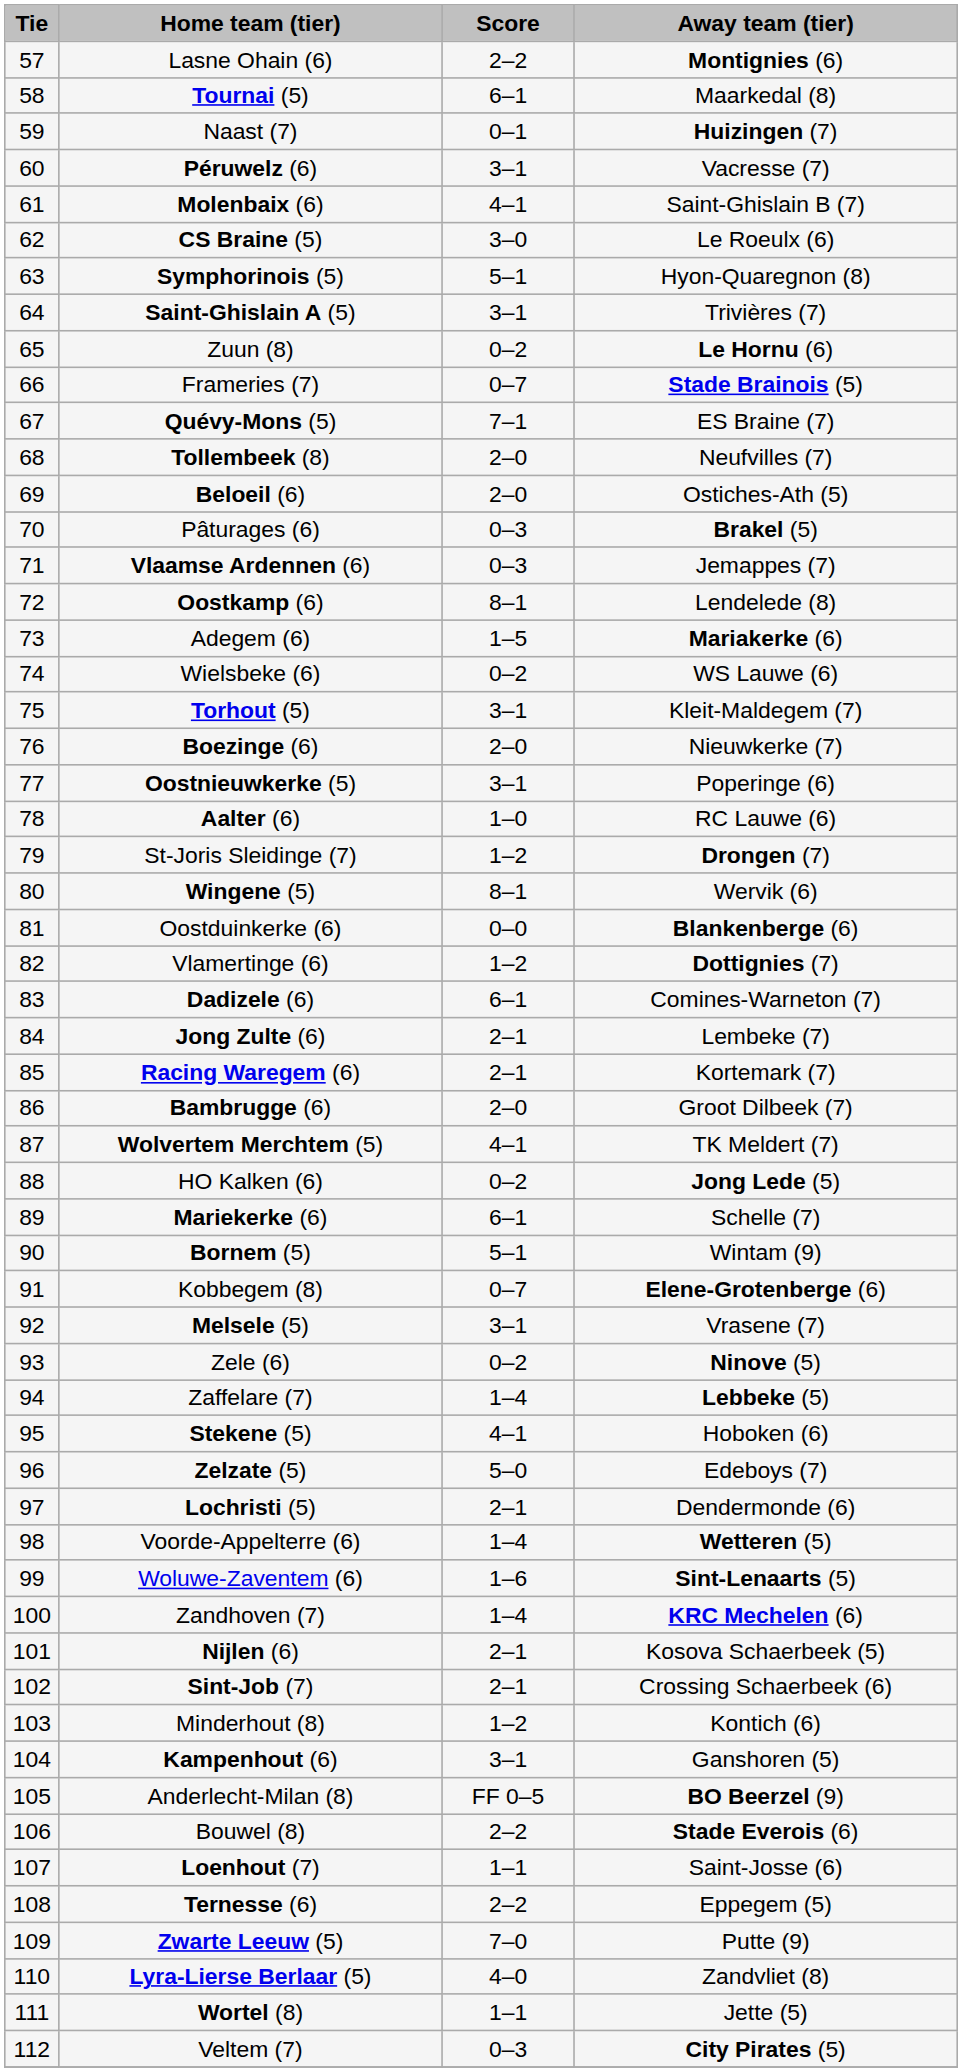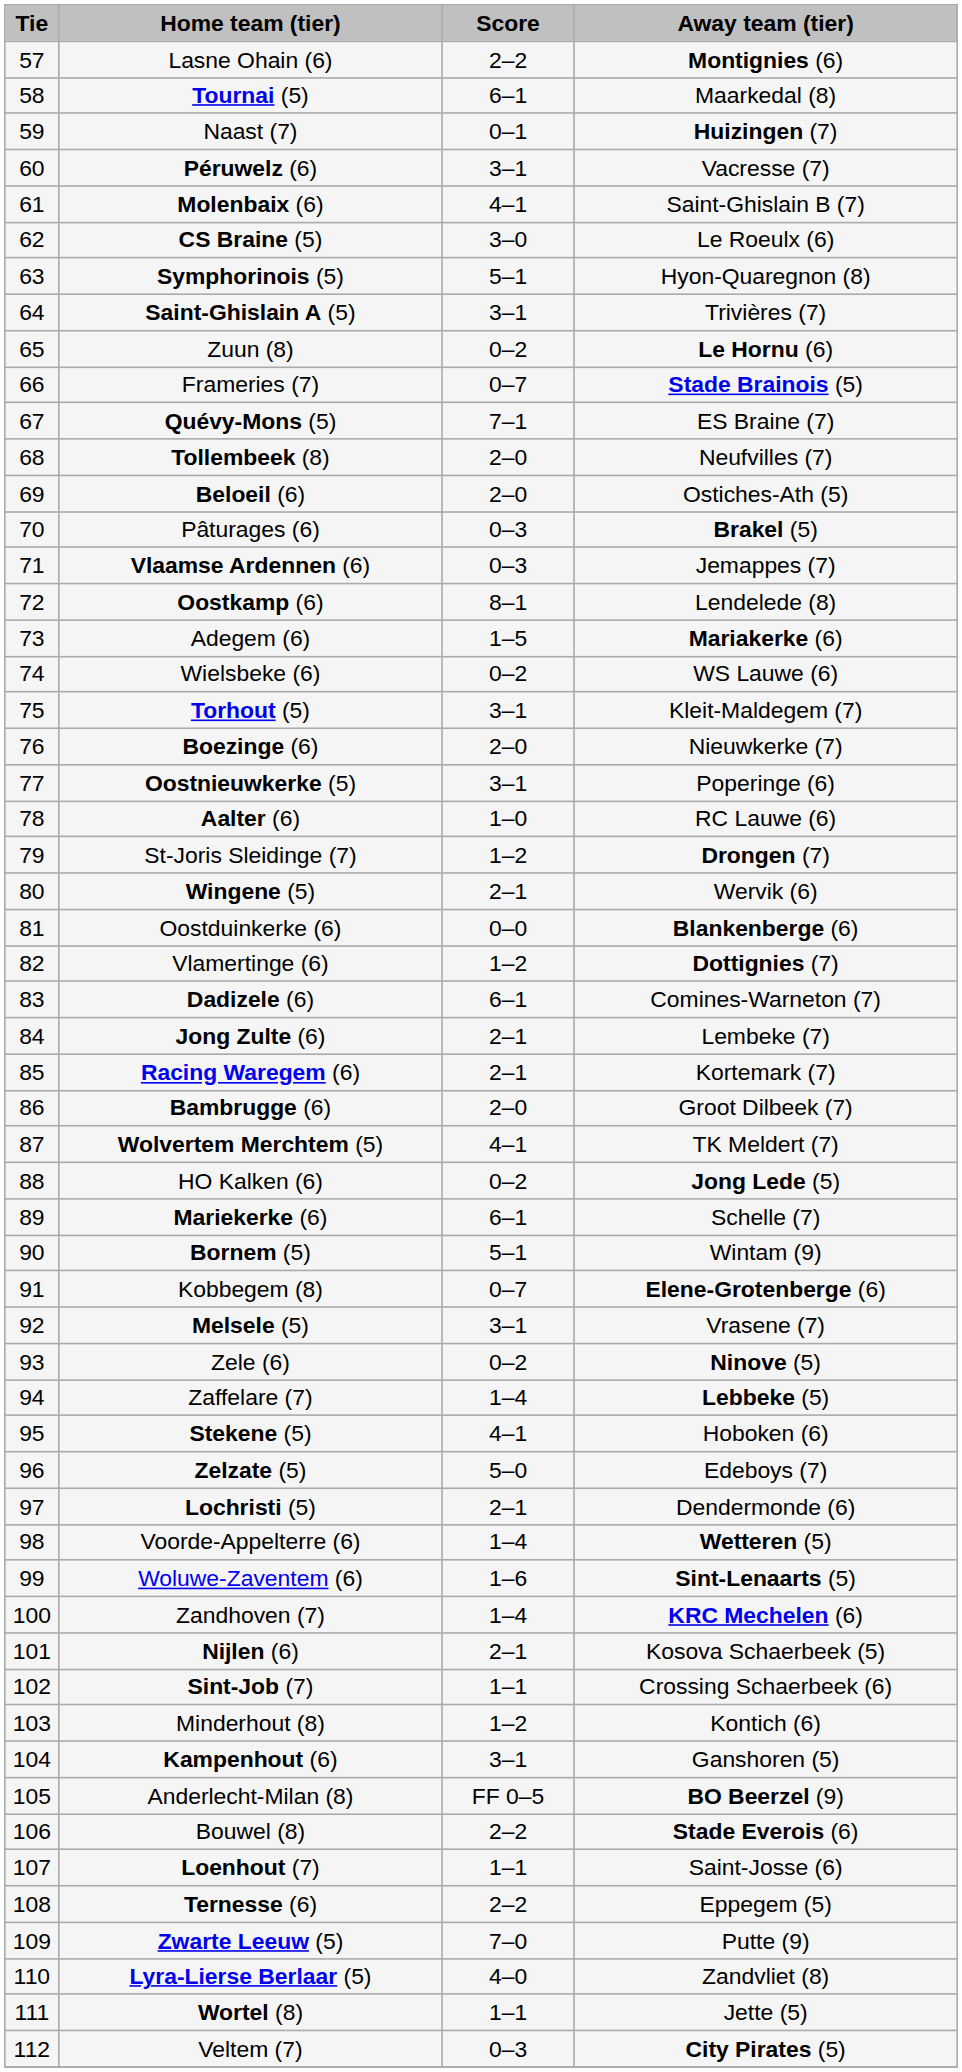(508, 891) 8–1 -> (508, 891) 2–1
(508, 1687) 2–1 -> (508, 1687) 1–1
